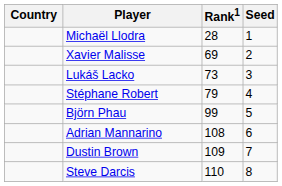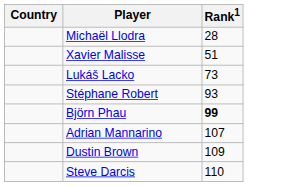- column: (260, 15)
(211, 56) 69 -> (211, 56) 51
(211, 94) 79 -> (211, 94) 93
(211, 113) normal -> (211, 113) bold
(215, 133) 108 -> (215, 133) 107
